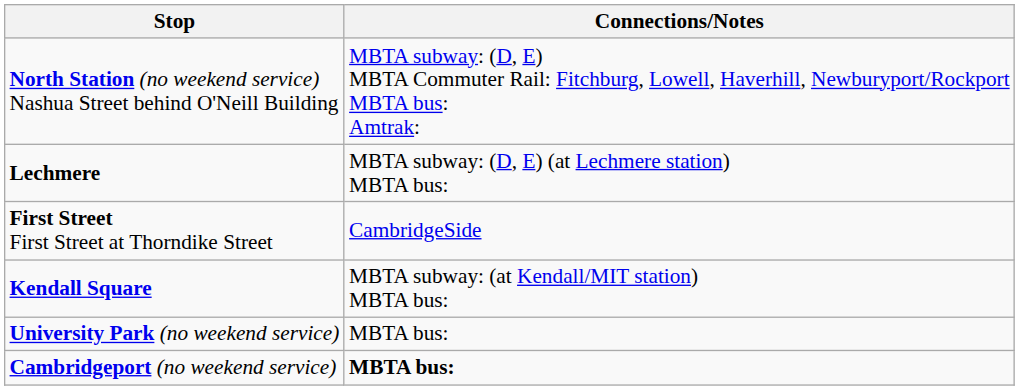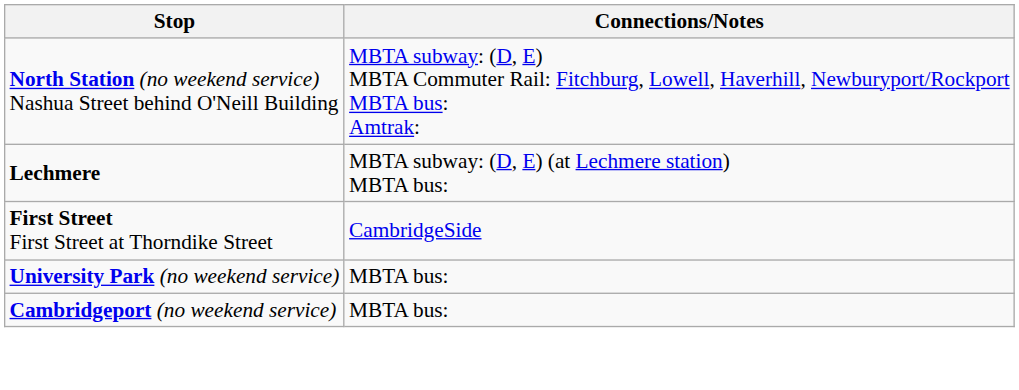- row: (81, 288)
(402, 367) bold -> (399, 309) normal
